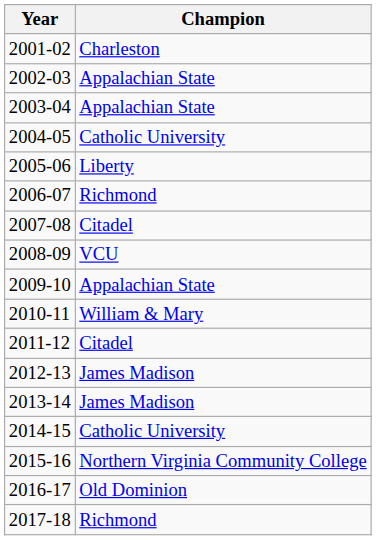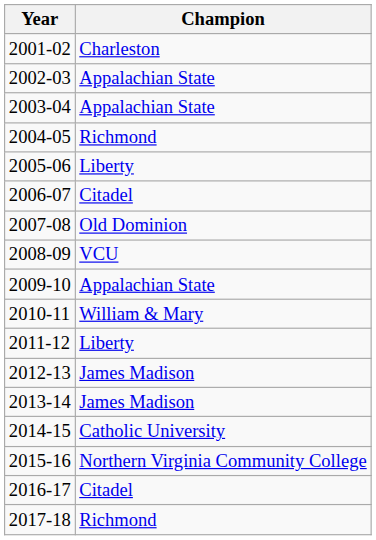(152, 136) Catholic University -> (118, 136) Richmond
(118, 195) Richmond -> (106, 195) Citadel
(106, 225) Citadel -> (133, 225) Old Dominion
(106, 343) Citadel -> (107, 343) Liberty
(133, 490) Old Dominion -> (106, 490) Citadel
